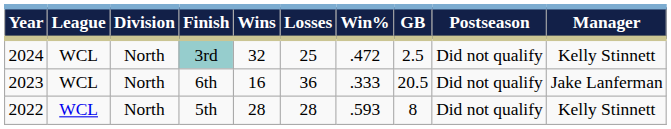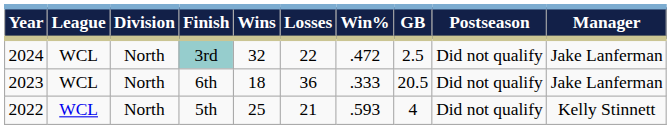(308, 54) 25 -> (308, 54) 22
(607, 54) Kelly Stinnett -> (607, 54) Jake Lanferman
(257, 82) 16 -> (257, 82) 18
(257, 110) 28 -> (257, 110) 25
(308, 110) 28 -> (308, 110) 21
(413, 110) 8 -> (413, 110) 4
